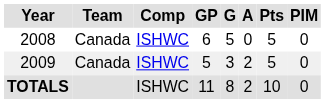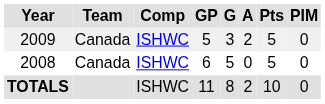rows swapped: (38, 39) <-> (38, 63)
